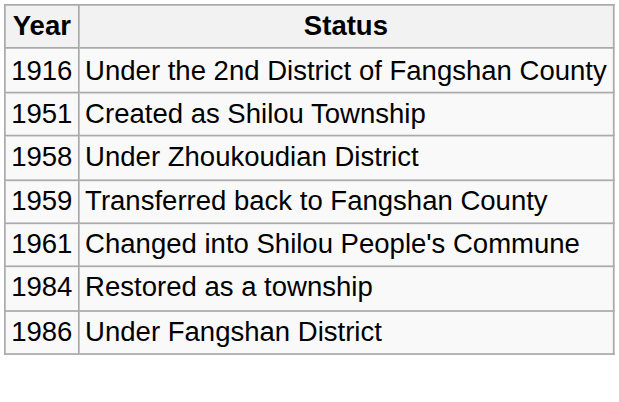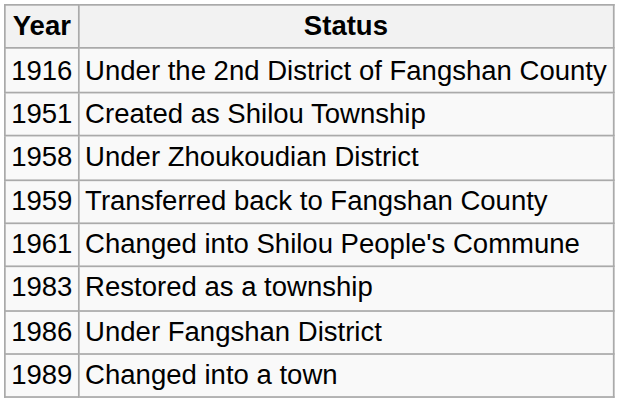(42, 288) 1984 -> (42, 288) 1983
+ row: (211, 375)
